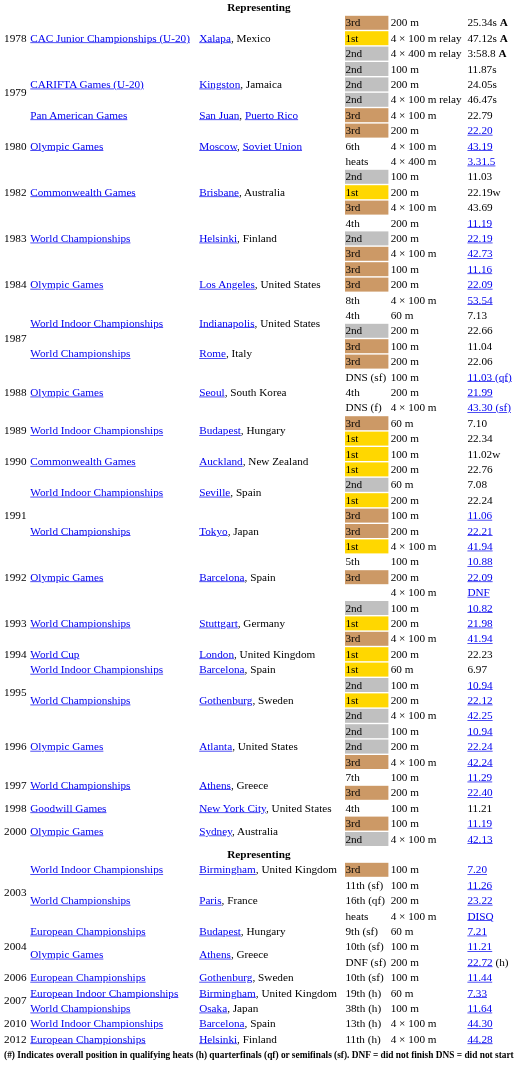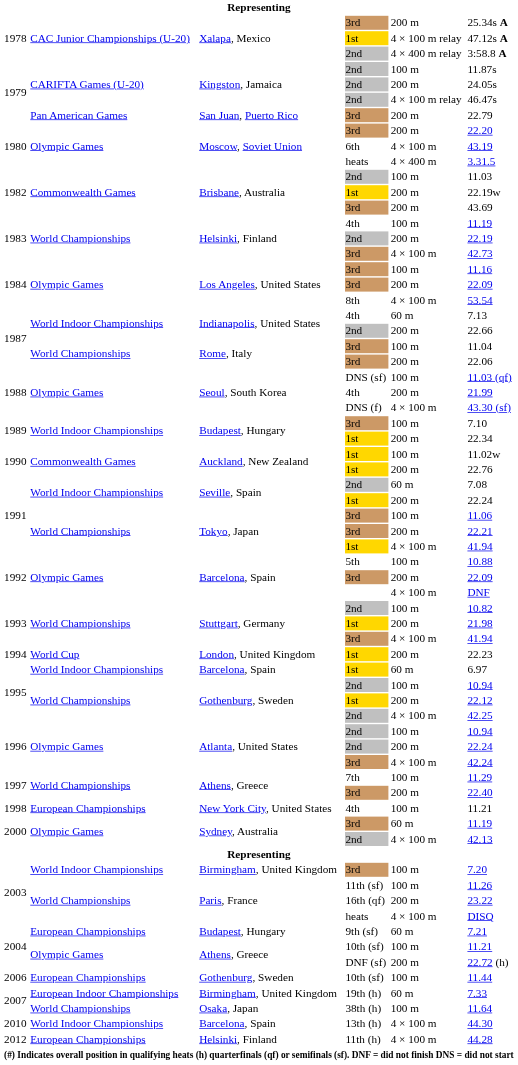(414, 115) 4 × 100 m -> (405, 115) 200 m
(414, 207) 4 × 100 m -> (405, 207) 200 m
(405, 223) 200 m -> (405, 223) 100 m
(402, 423) 60 m -> (405, 423) 100 m
(68, 808) Goodwill Games -> (88, 808) European Championships
(405, 823) 100 m -> (402, 823) 60 m
